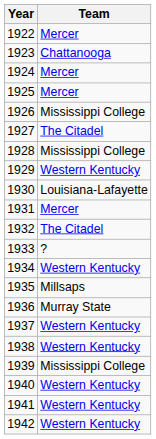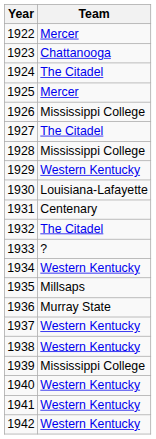(59, 72) Mercer -> (72, 72) The Citadel
(59, 209) Mercer -> (69, 209) Centenary
